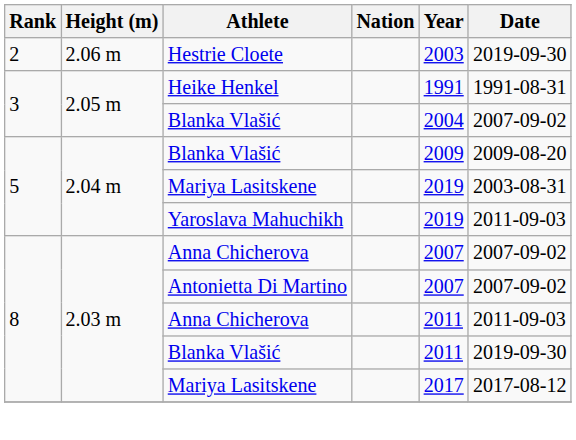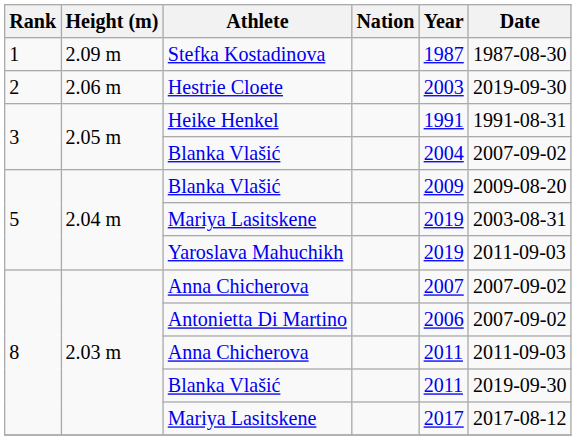+ row: (14, 54)
(444, 285) 2007 -> (444, 318) 2006
